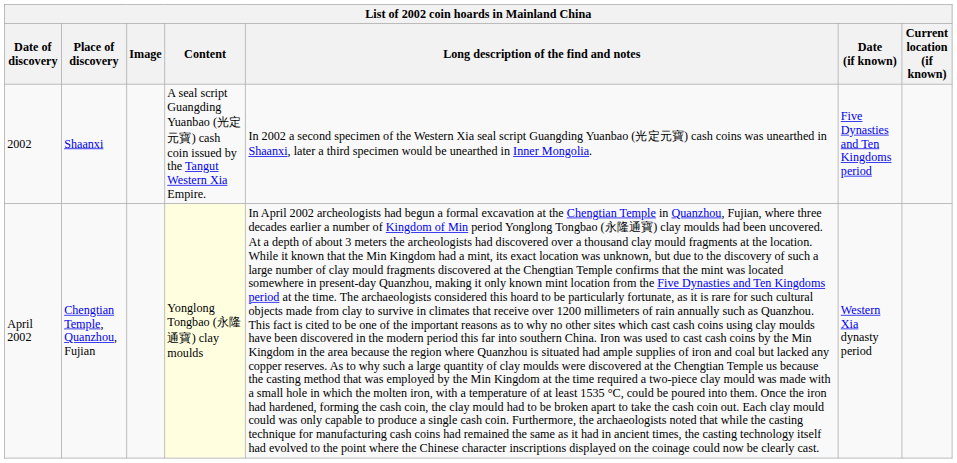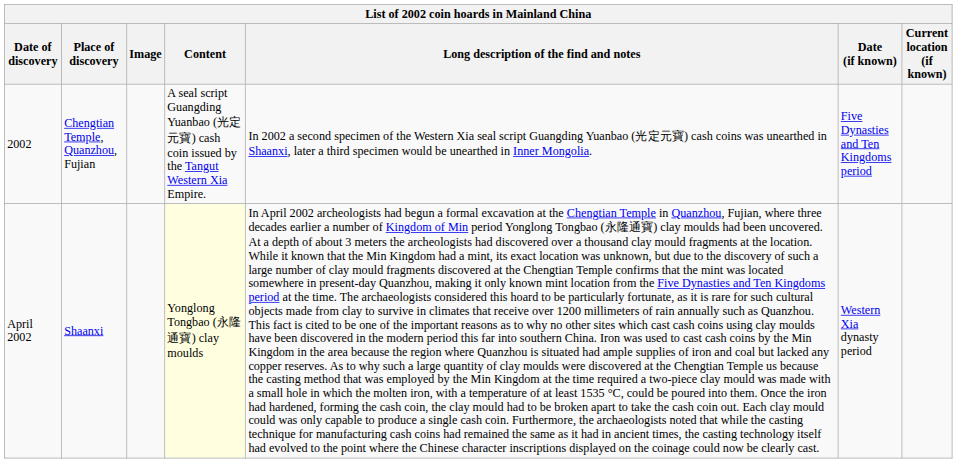(84, 143) Shaanxi -> (91, 143) Chengtian Temple, Quanzhou, Fujian
(91, 330) Chengtian Temple, Quanzhou, Fujian -> (84, 330) Shaanxi
